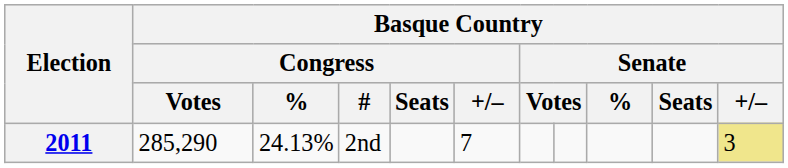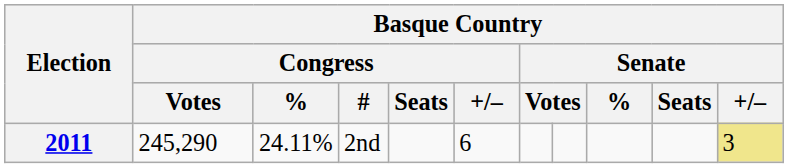(178, 141) 285,290 -> (178, 141) 245,290
(296, 141) 24.13% -> (296, 141) 24.11%
(466, 141) 7 -> (465, 141) 6
